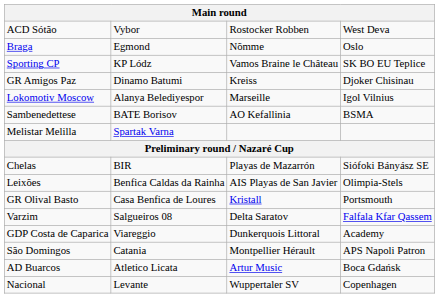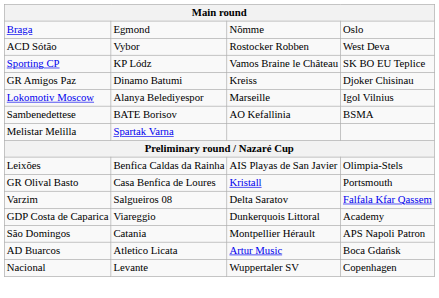rows swapped: (20, 47) <-> (32, 30)
- row: (21, 166)
